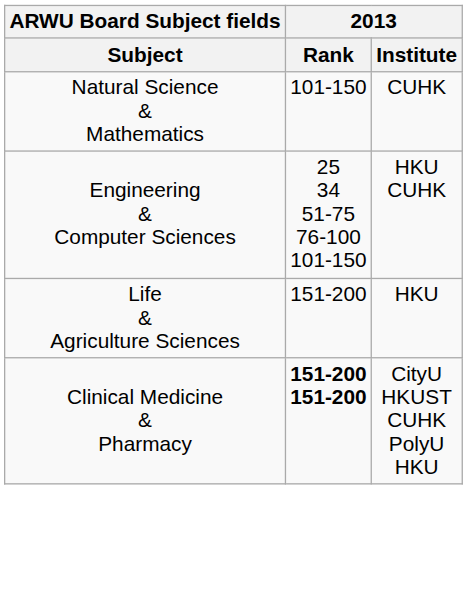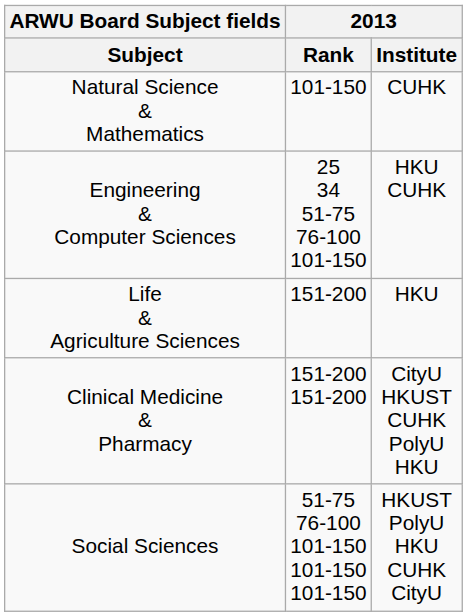(328, 385) bold -> (328, 385) normal
+ row: (145, 547)
